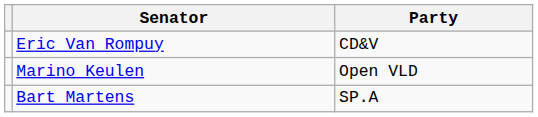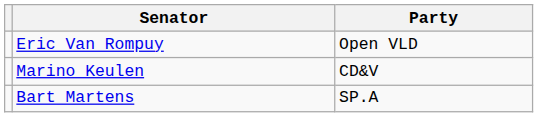(359, 45) CD&V -> (378, 45) Open VLD
(378, 71) Open VLD -> (359, 71) CD&V
